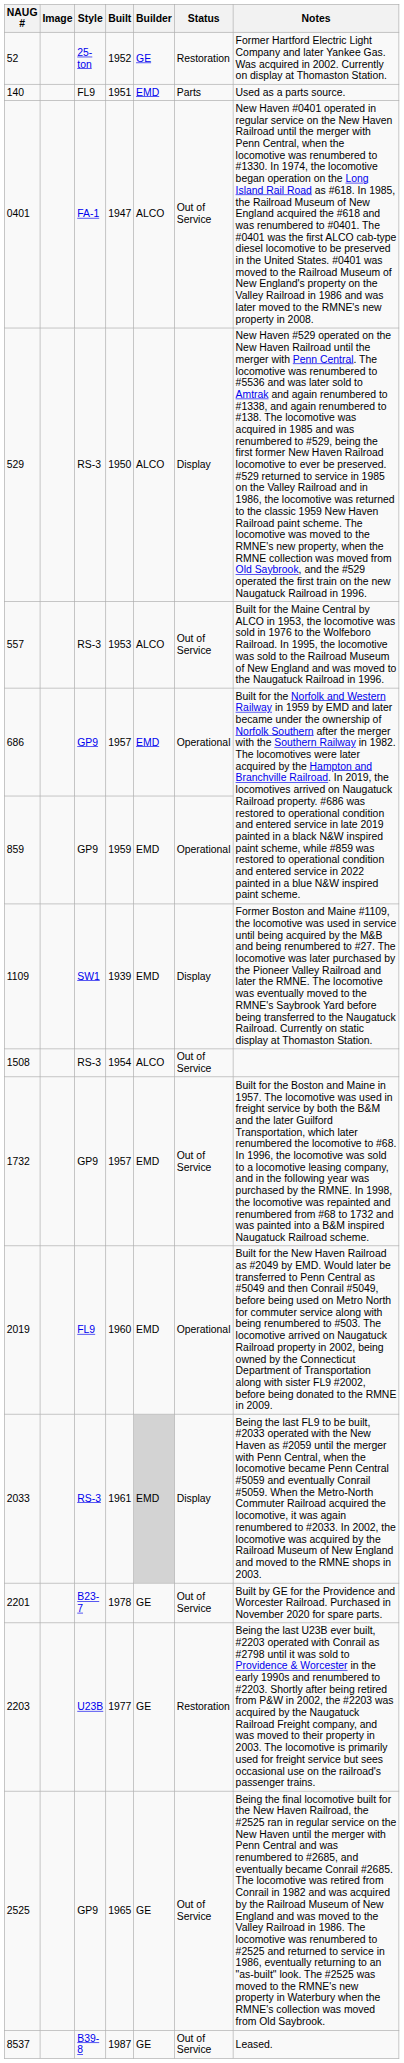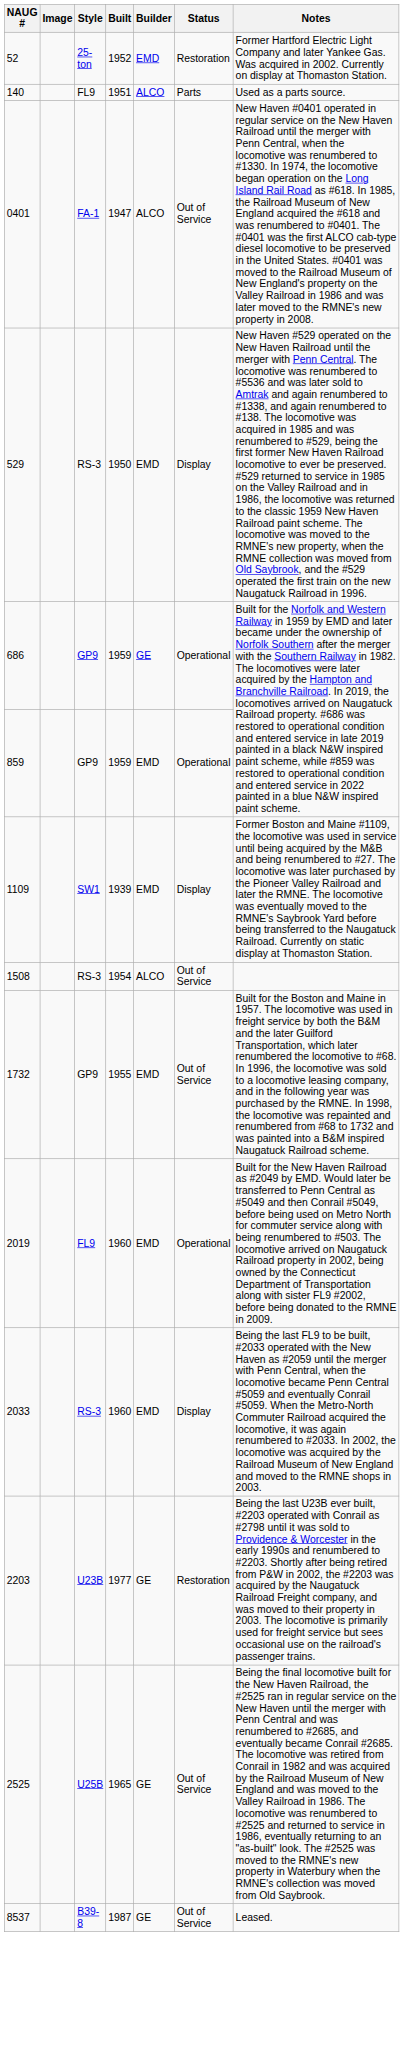(144, 58) GE -> (148, 58) EMD
(148, 92) EMD -> (150, 92) ALCO
(150, 464) ALCO -> (148, 464) EMD
- row: (15, 645)
(120, 742) 1957 -> (120, 655) 1959
(148, 742) EMD -> (144, 655) GE
(120, 1161) 1957 -> (120, 1074) 1955
(120, 1498) 1961 -> (120, 1412) 1960
(148, 1498) lightgrey background -> (148, 1412) no background
- row: (18, 1602)
(88, 1910) GP9 -> (90, 1784) U25B
